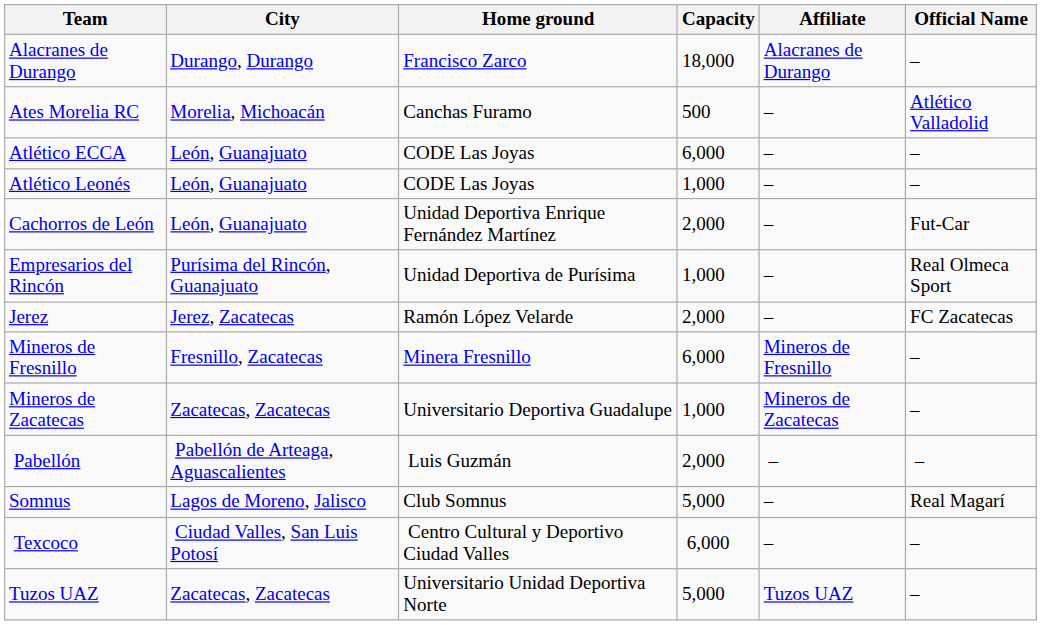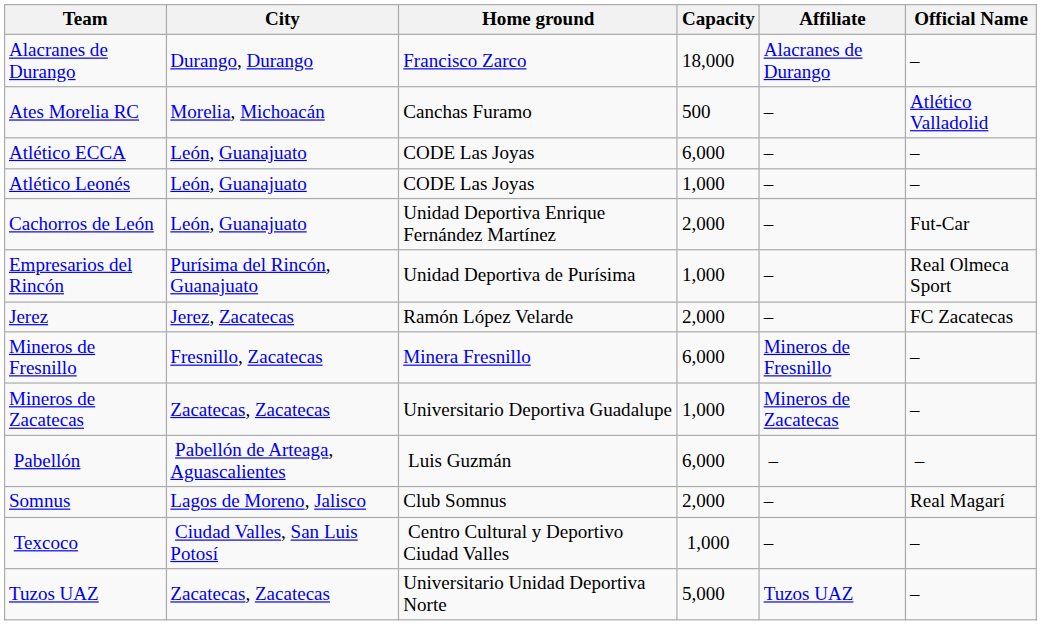(703, 460) 2,000 -> (703, 460) 6,000
(703, 501) 5,000 -> (703, 501) 2,000
(706, 542) 6,000 -> (706, 542) 1,000
